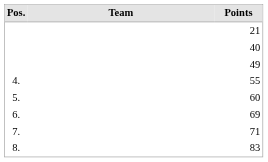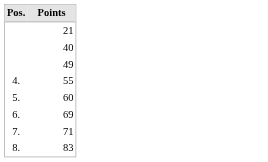- column: (121, 13)
